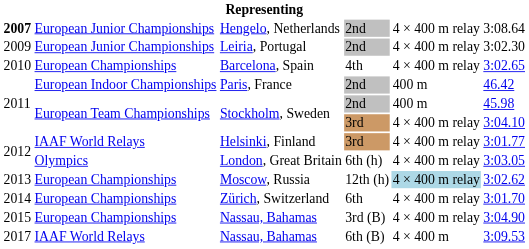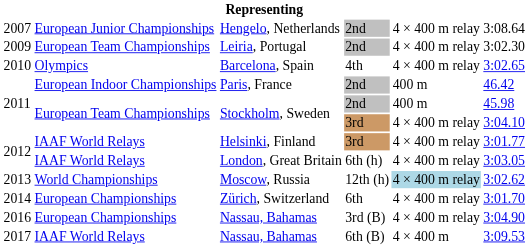(17, 28) bold -> (17, 28) normal
(124, 47) European Junior Championships -> (122, 47) European Team Championships
(105, 66) European Championships -> (61, 66) Olympics
(61, 160) Olympics -> (90, 160) IAAF World Relays
(105, 179) European Championships -> (96, 179) World Championships
(17, 217) 2015 -> (17, 217) 2016
